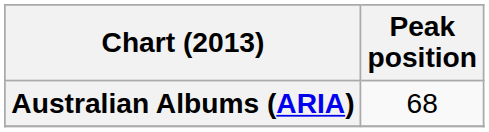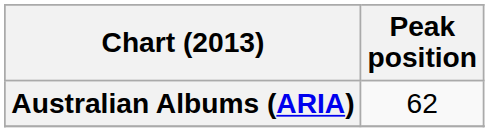(422, 103) 68 -> (422, 103) 62
